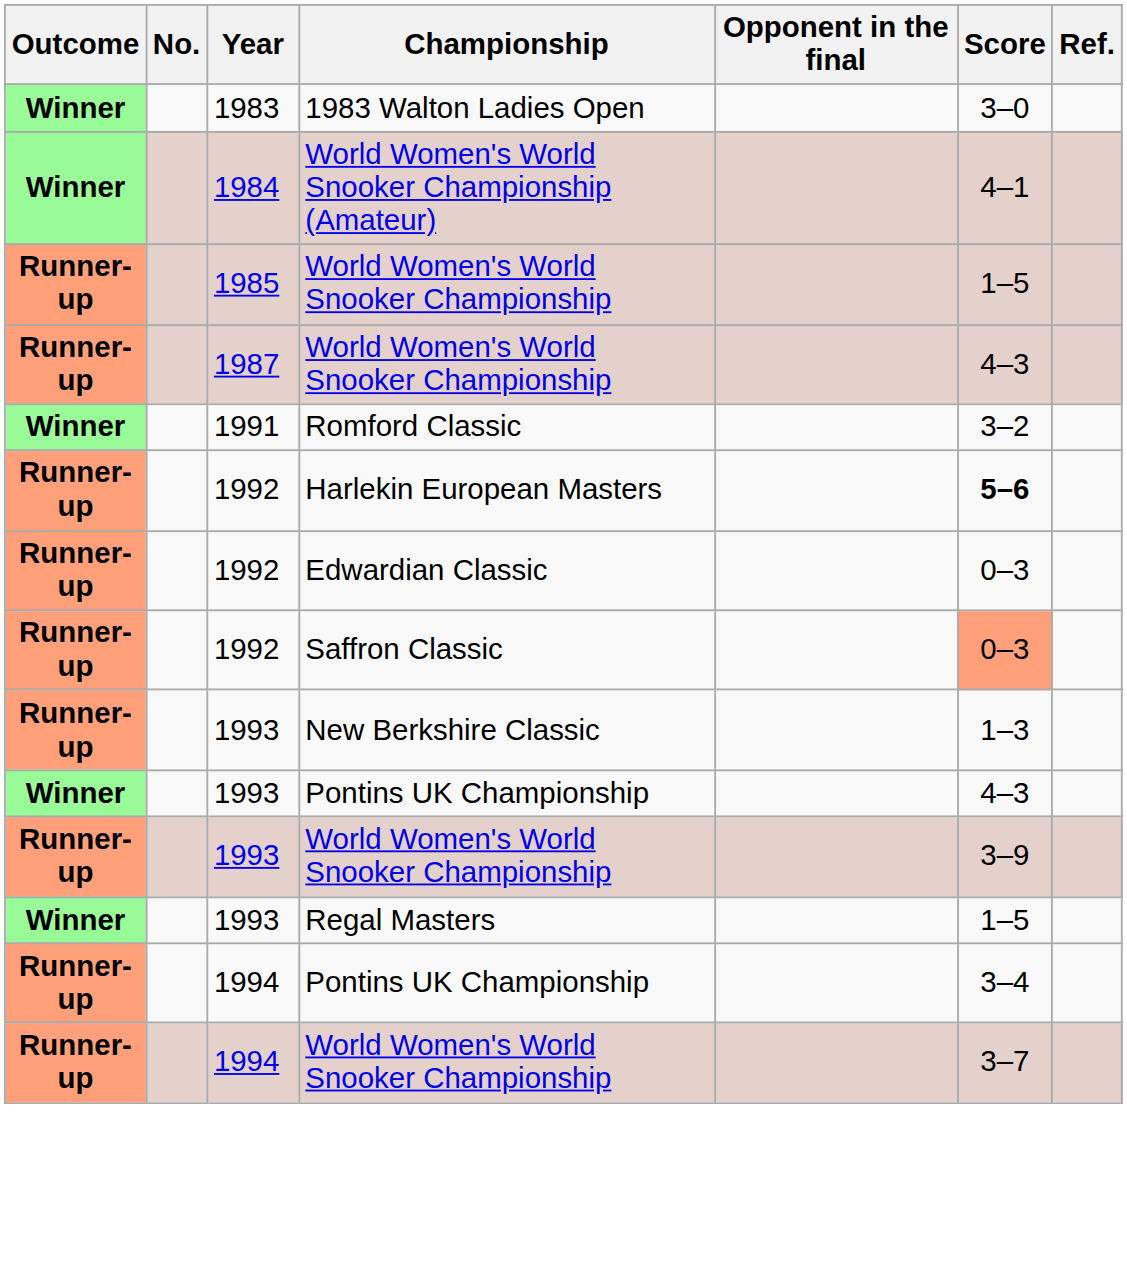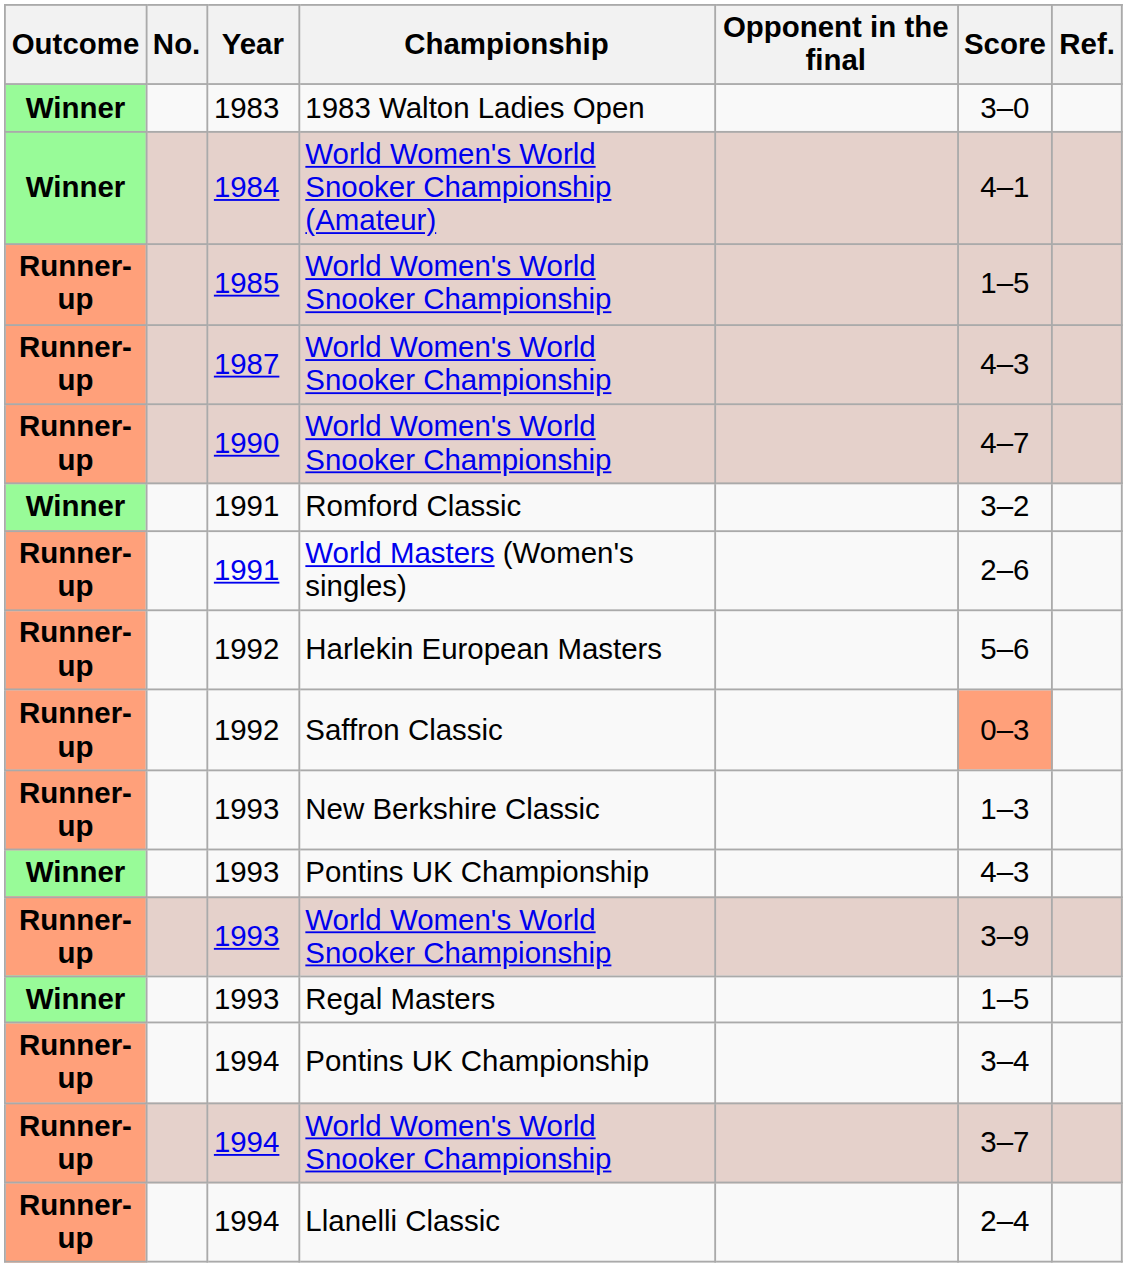+ row: (247, 443)
+ row: (247, 569)
(1005, 490) bold -> (1005, 649) normal
- row: (247, 569)
+ row: (247, 1222)
